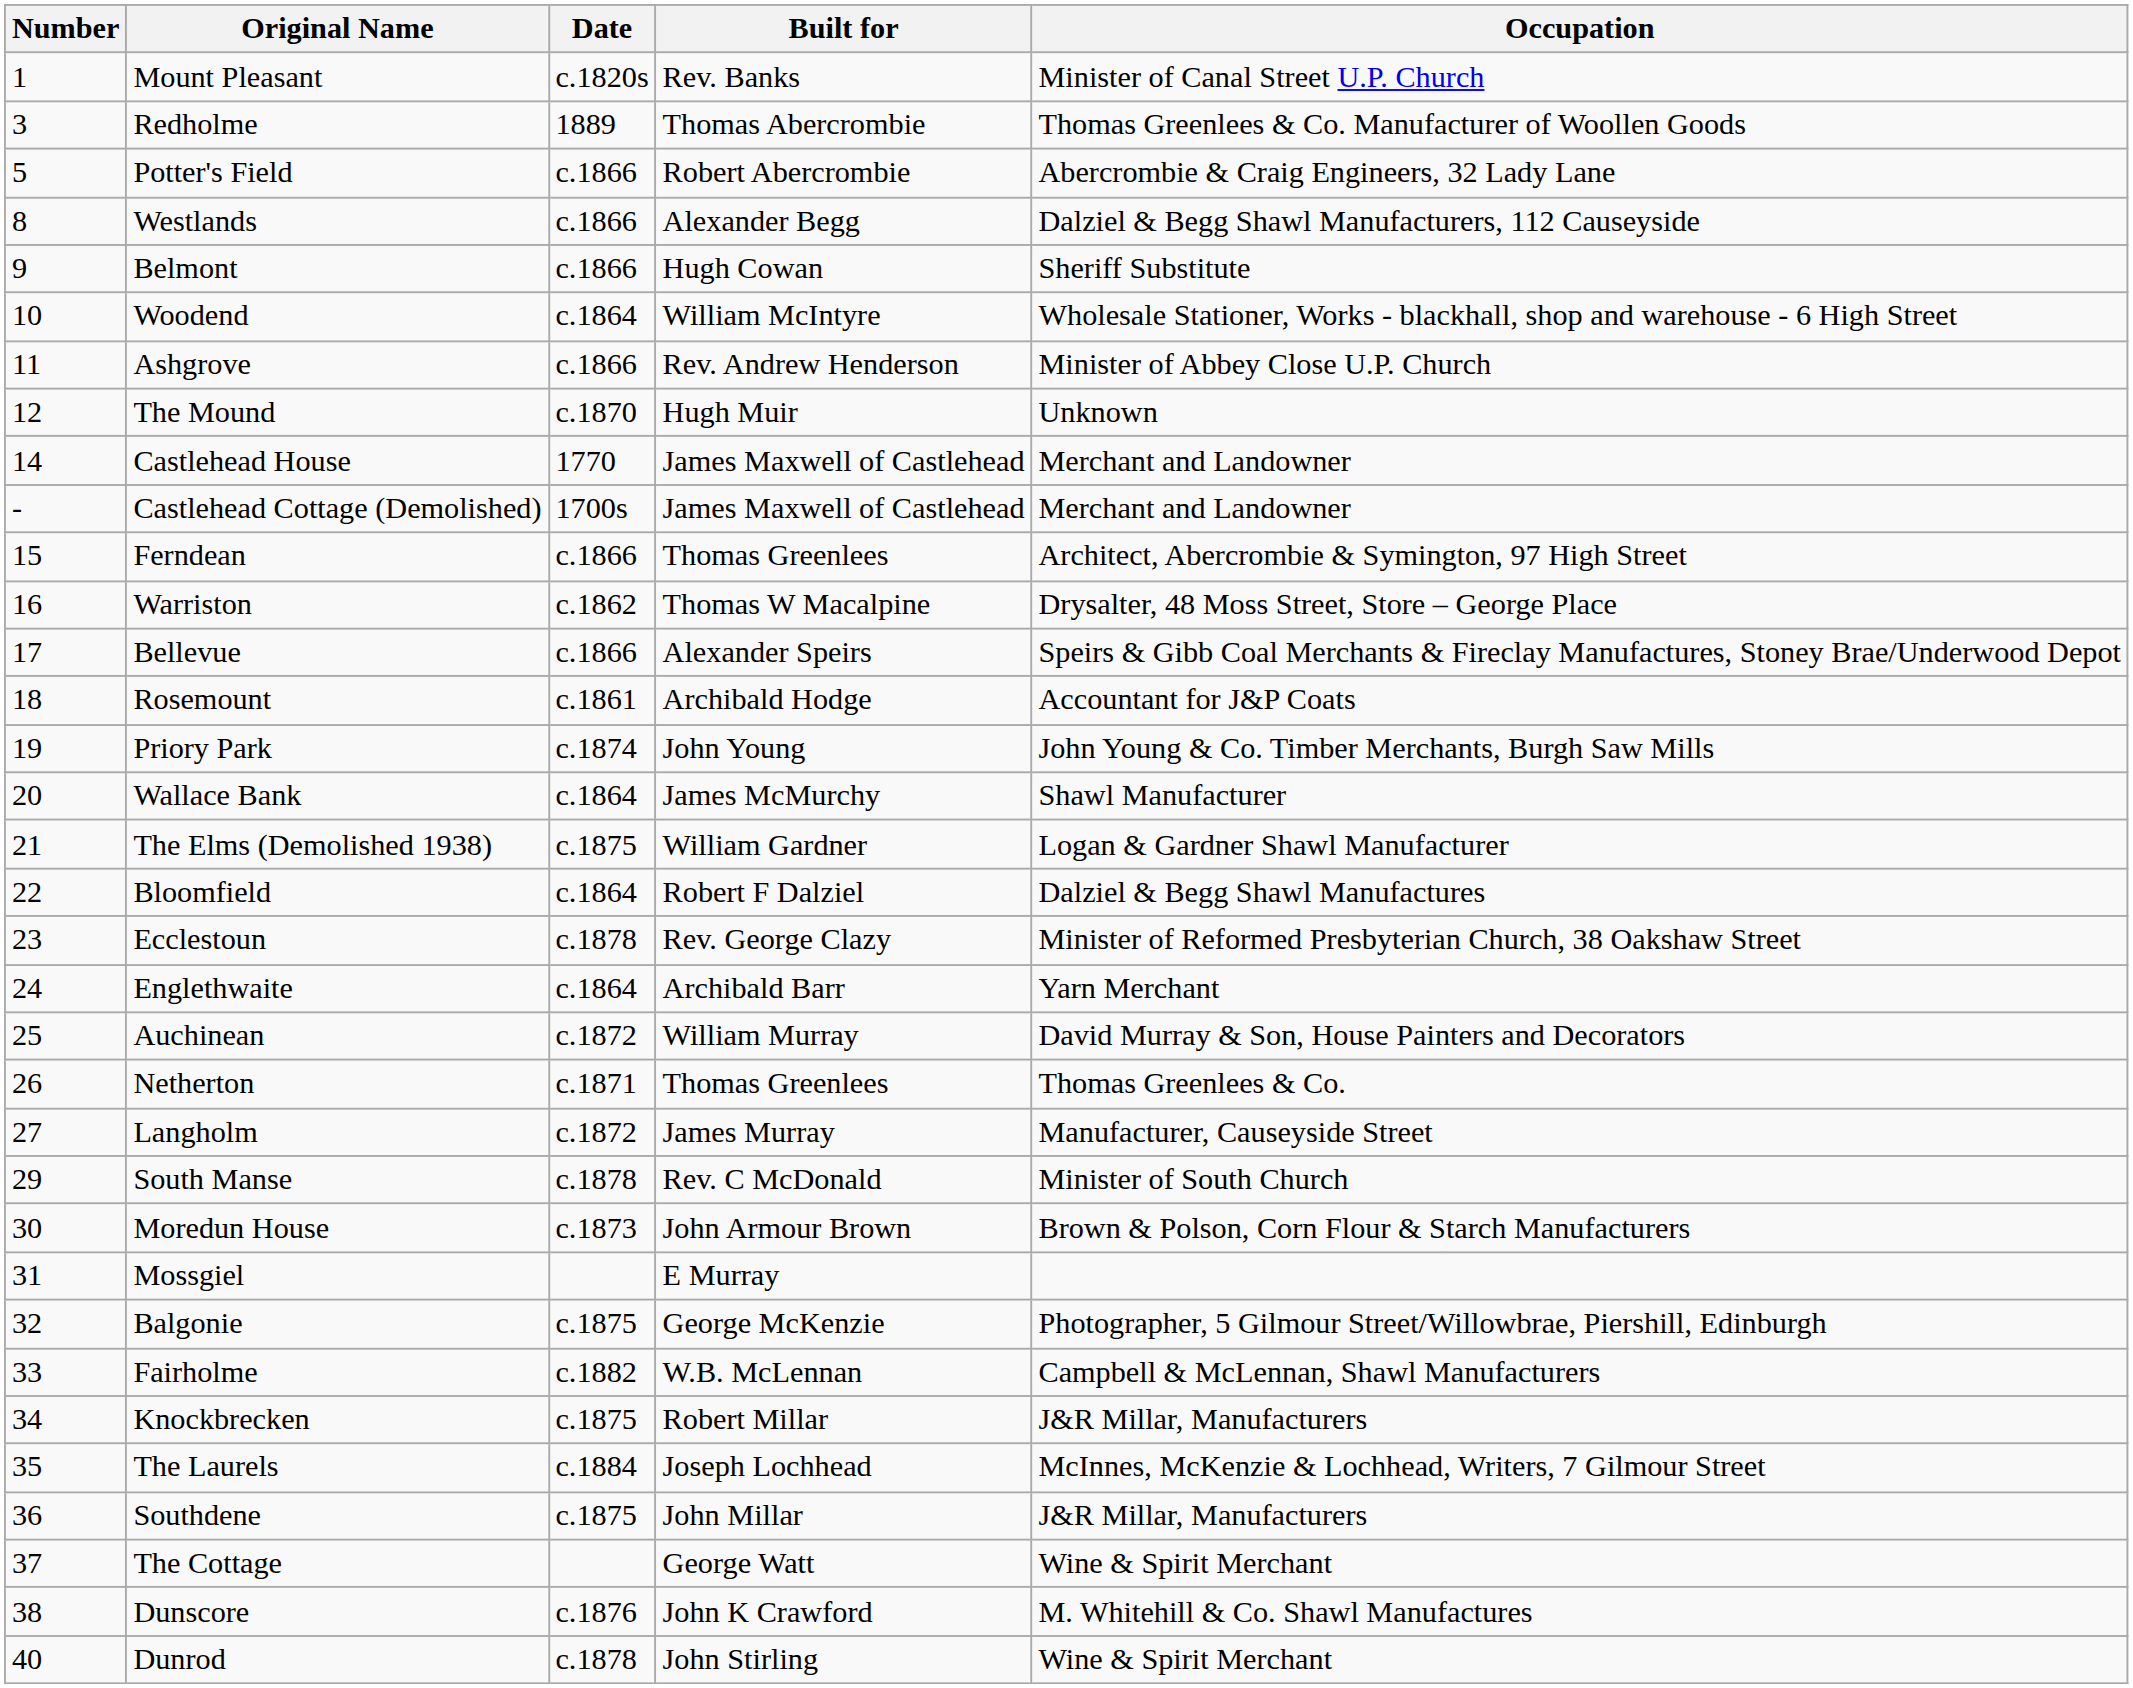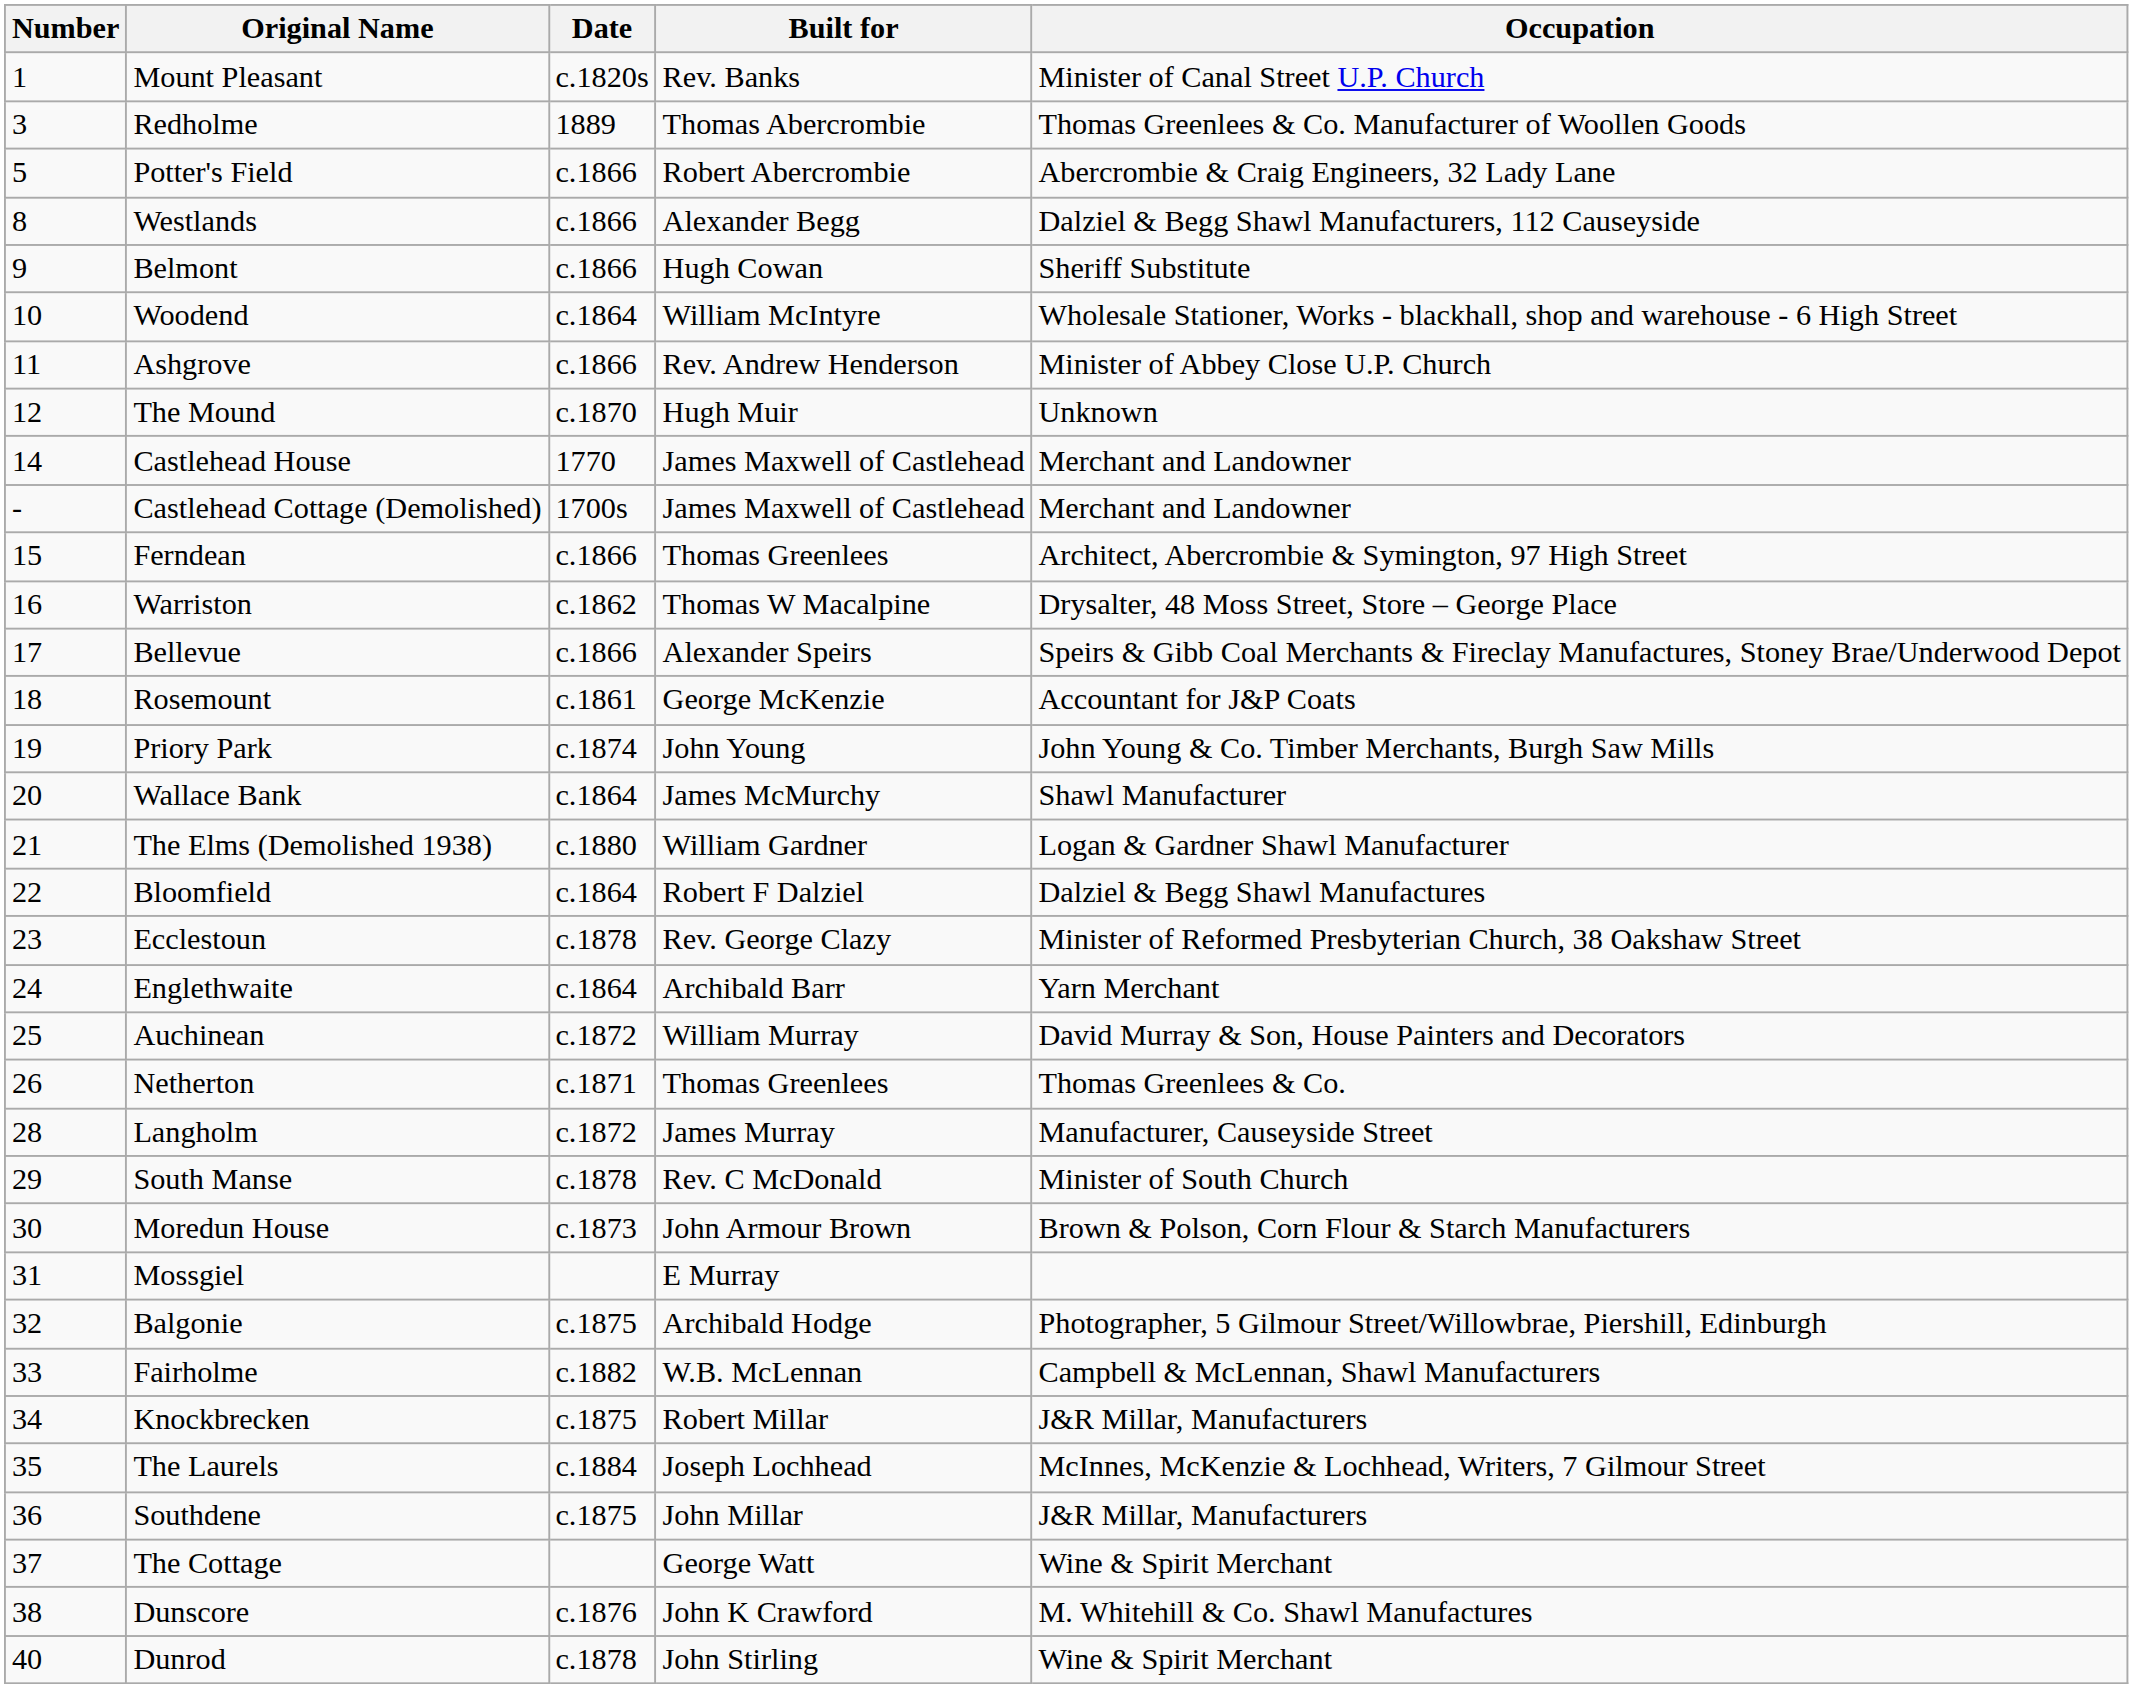(767, 699) Archibald Hodge -> (774, 699) George McKenzie
(596, 843) c.1875 -> (596, 843) c.1880
(27, 1131) 27 -> (27, 1131) 28
(774, 1323) George McKenzie -> (767, 1323) Archibald Hodge
